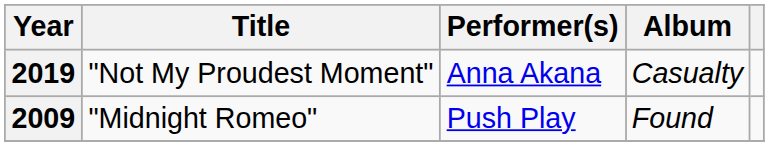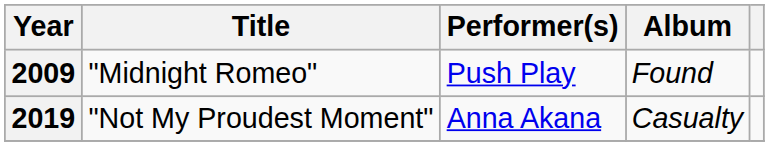rows swapped: (43, 118) <-> (43, 72)
